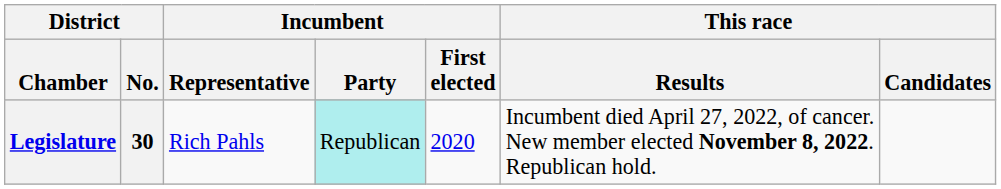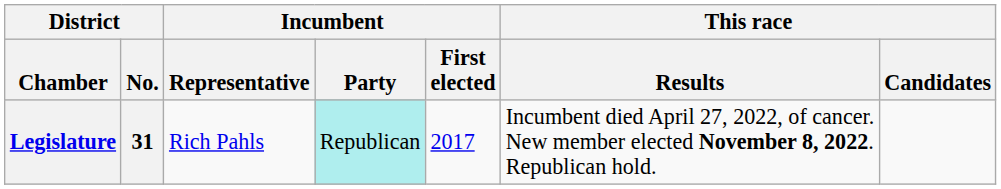(143, 141) 30 -> (143, 141) 31
(453, 141) 2020 -> (453, 141) 2017
